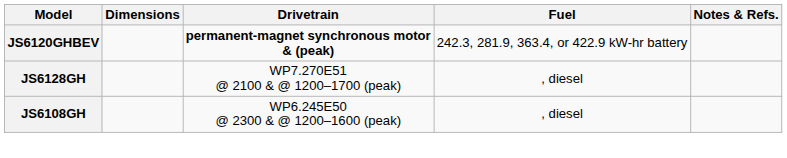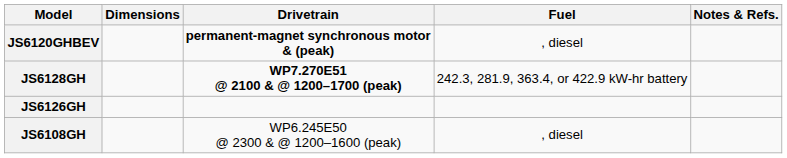(562, 43) 242.3, 281.9, 363.4, or 422.9 kW-hr battery -> (562, 43) , diesel
(308, 78) normal -> (308, 78) bold
(562, 78) , diesel -> (562, 78) 242.3, 281.9, 363.4, or 422.9 kW-hr battery
+ row: (53, 106)
